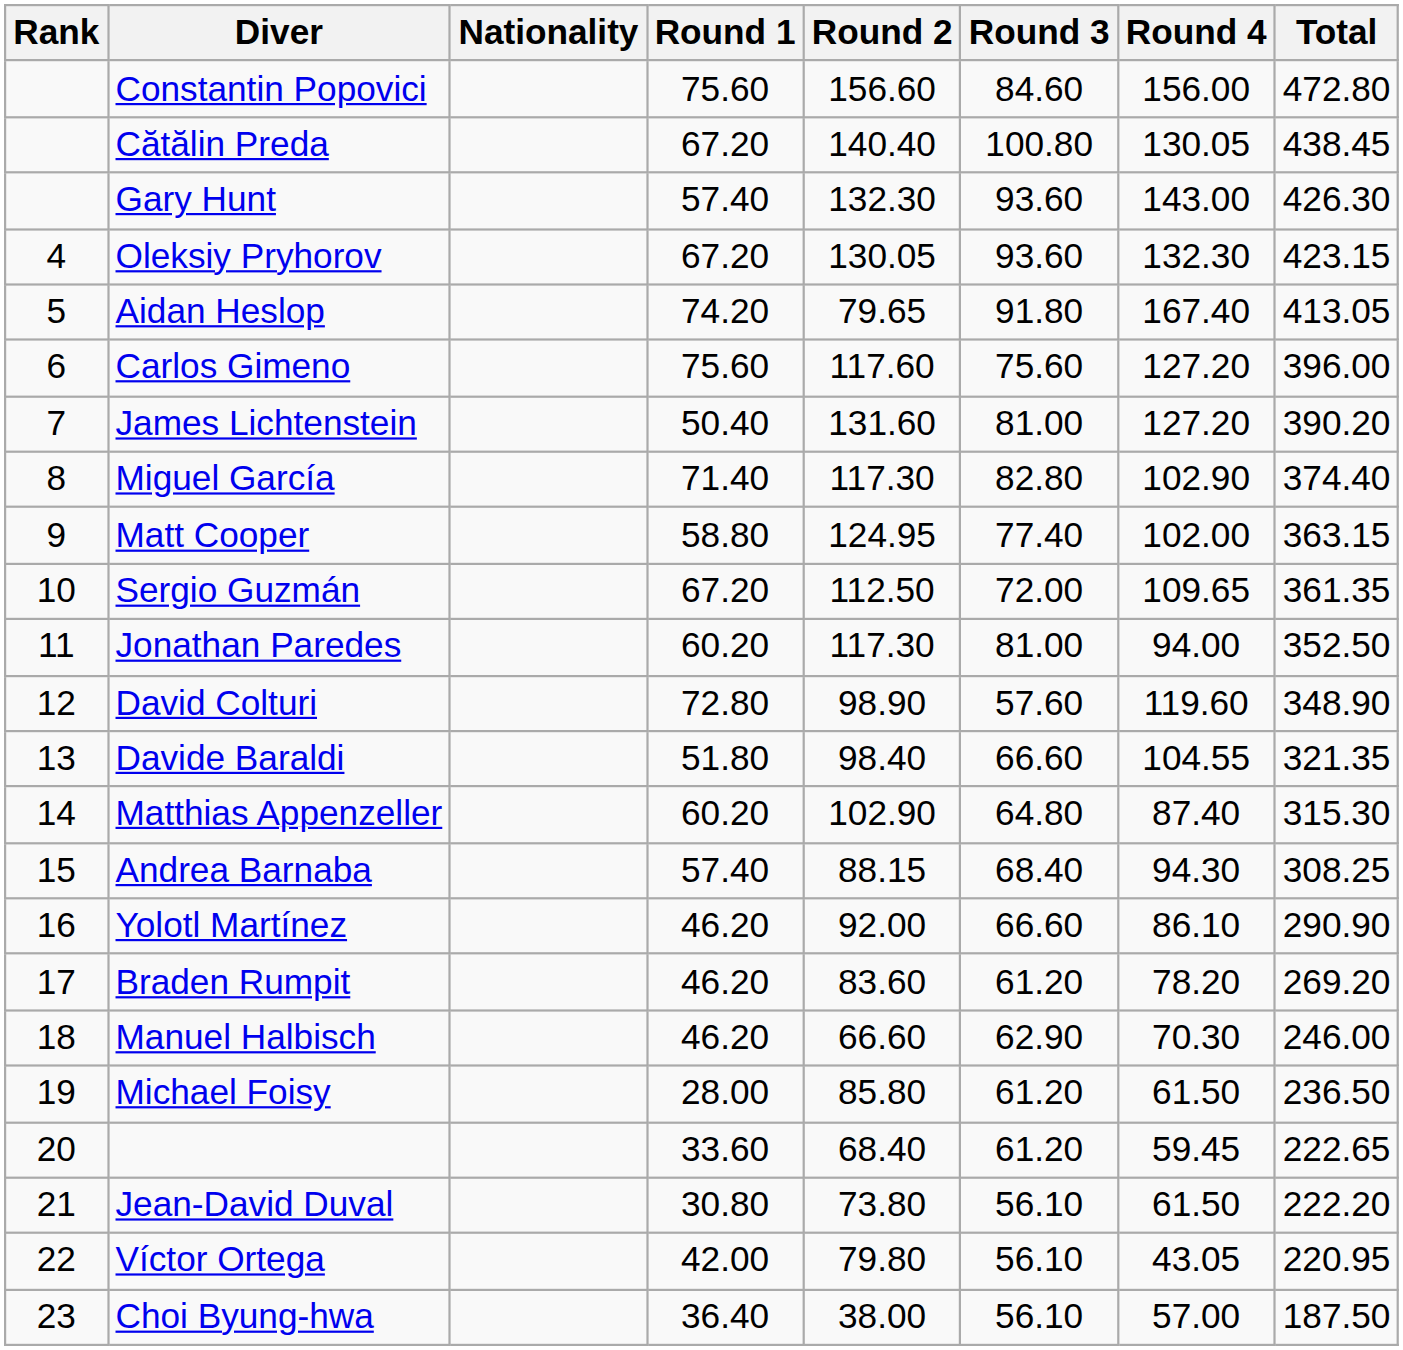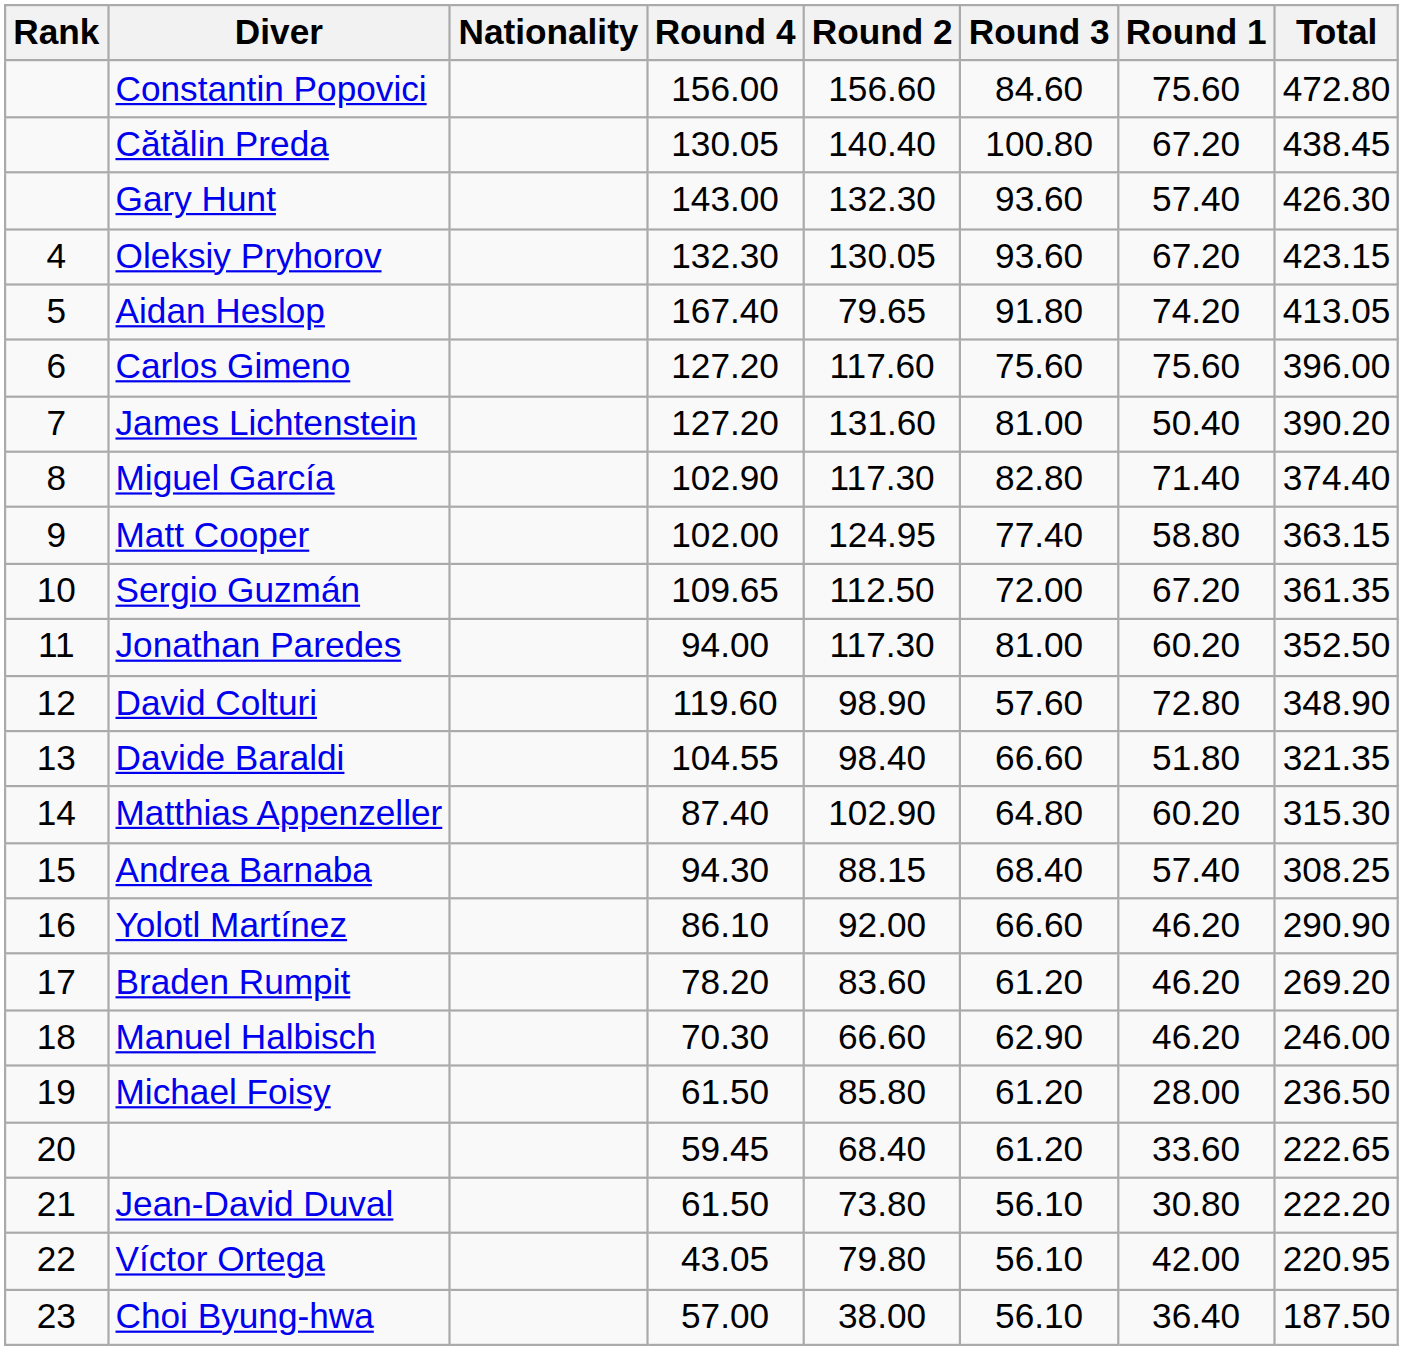columns swapped: (725, 32) <-> (1196, 32)
